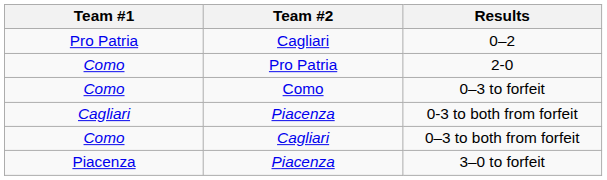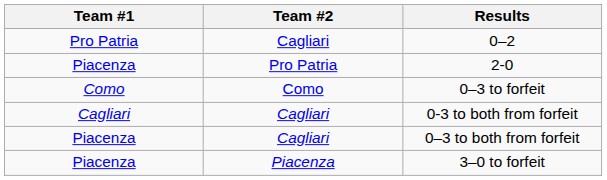(104, 65) Como -> (104, 65) Piacenza
(303, 114) Piacenza -> (303, 114) Cagliari
(104, 138) Como -> (104, 138) Piacenza
